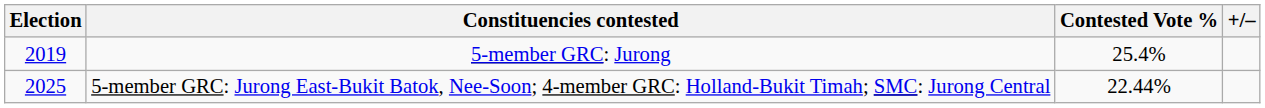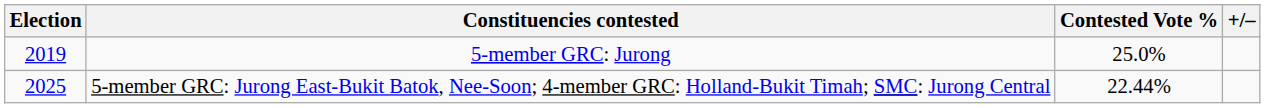(1139, 53) 25.4% -> (1139, 53) 25.0%
